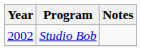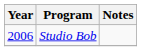(20, 35) 2002 -> (20, 35) 2006
